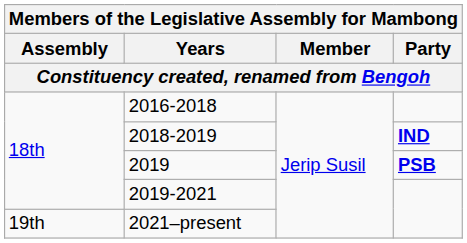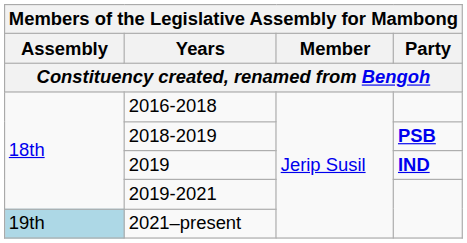(414, 135) IND -> (417, 135) PSB
(417, 164) PSB -> (414, 164) IND
(27, 223) no background -> (27, 223) lightblue background
